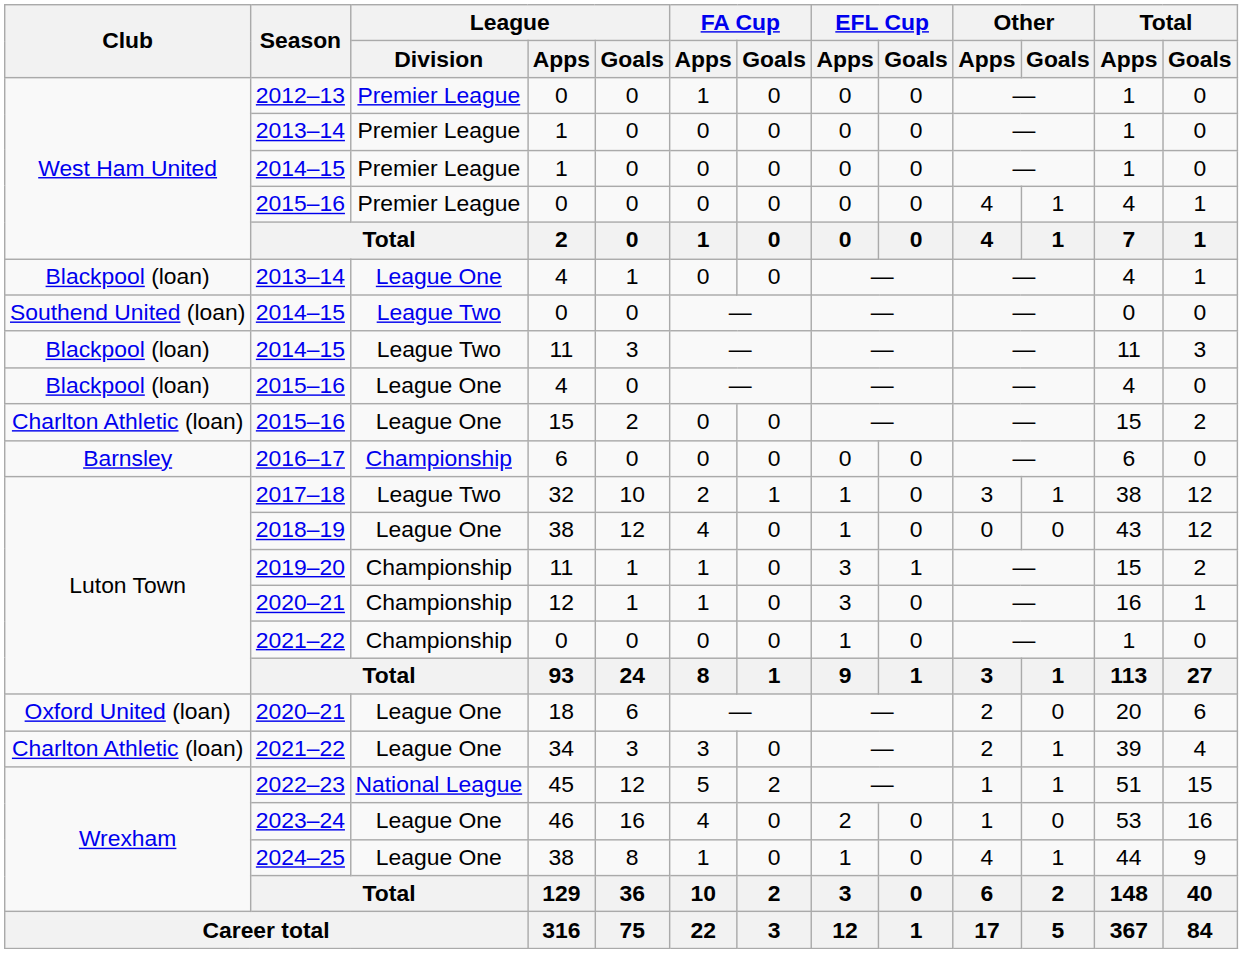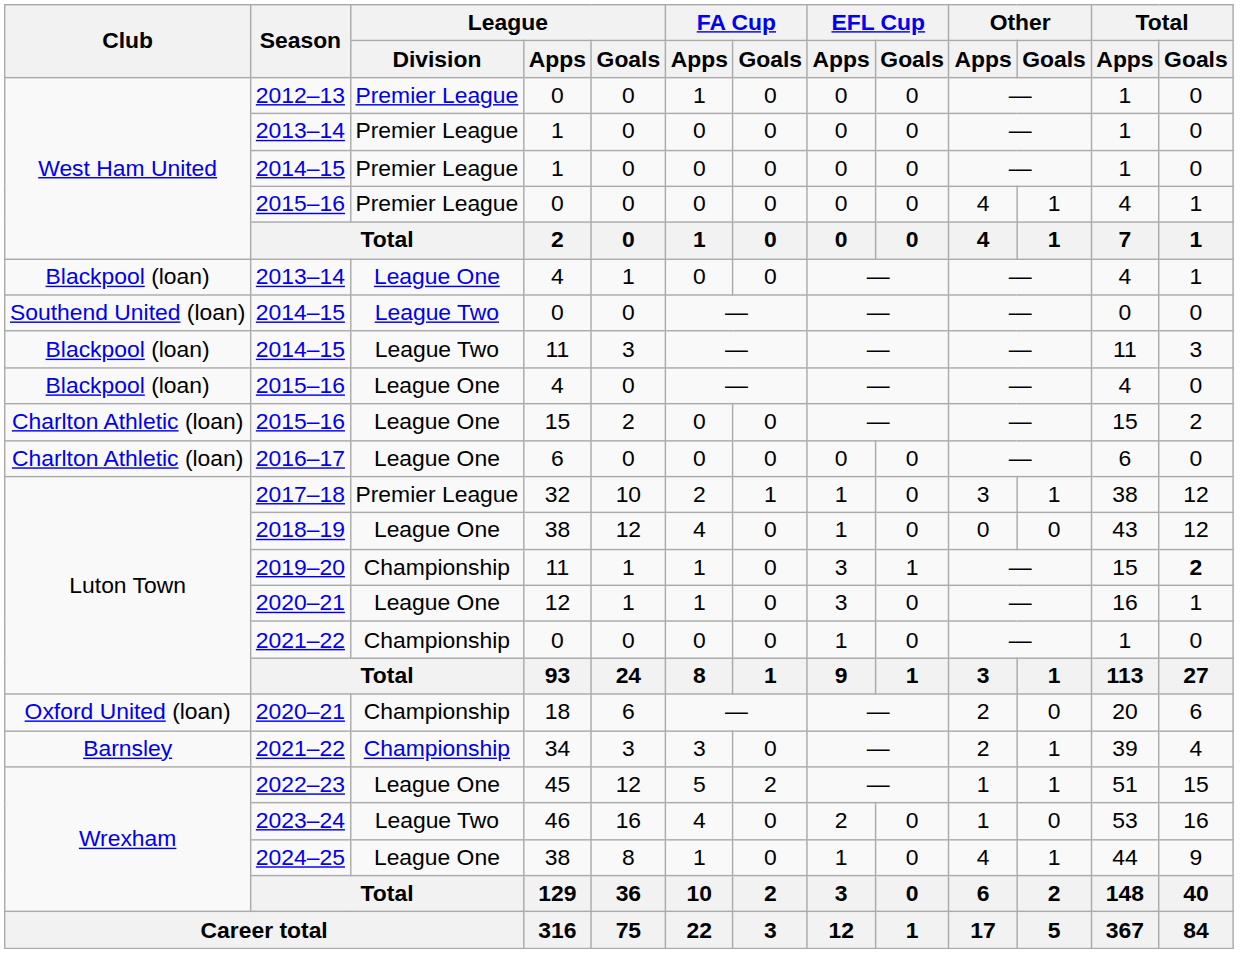(128, 458) Barnsley -> (128, 458) Charlton Athletic (loan)
(439, 458) Championship -> (437, 458) League One
(439, 494) League Two -> (437, 494) Premier League
(1200, 566) normal -> (1196, 566) bold
(439, 603) Championship -> (437, 603) League One
(439, 712) League One -> (437, 712) Championship
(128, 748) Charlton Athletic (loan) -> (128, 748) Barnsley
(439, 748) League One -> (437, 748) Championship
(439, 784) National League -> (437, 784) League One
(439, 820) League One -> (437, 820) League Two
